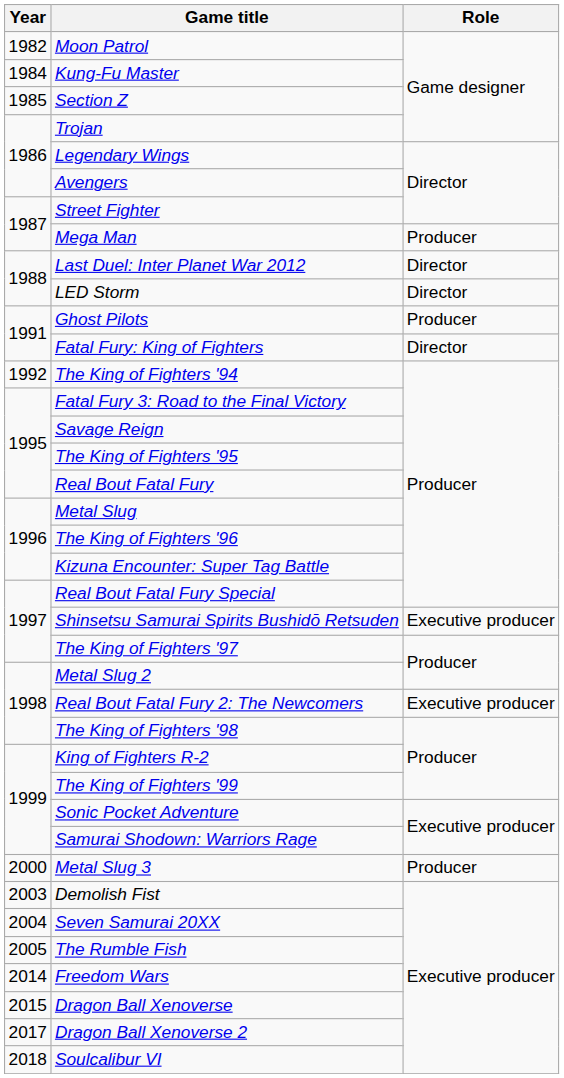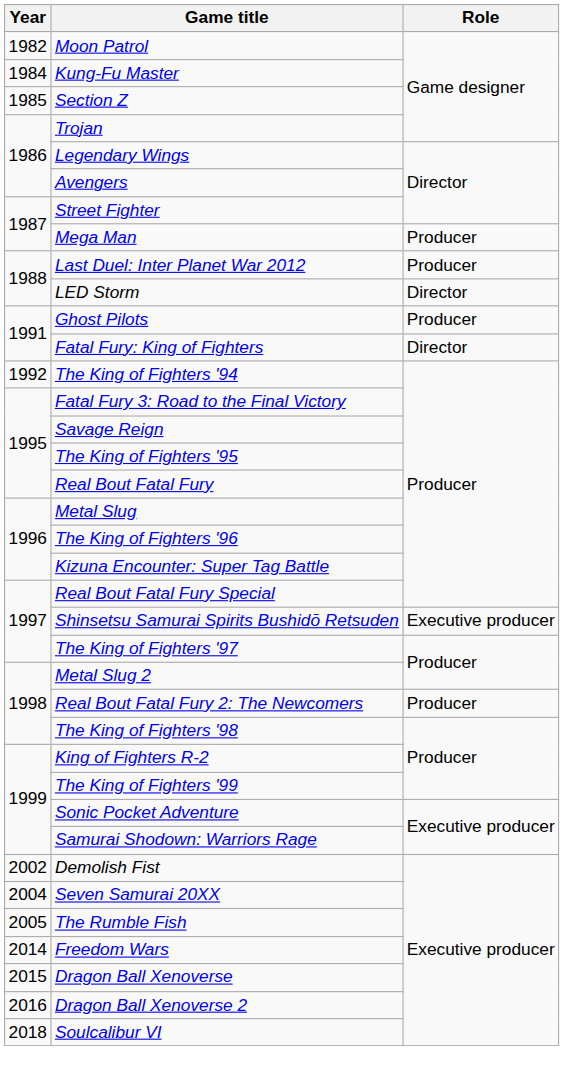(437, 264) Director -> (442, 264) Producer
(481, 703) Executive producer -> (442, 703) Producer
- row: (103, 867)
(28, 895) 2003 -> (28, 867) 2002
(28, 1032) 2017 -> (28, 1004) 2016
